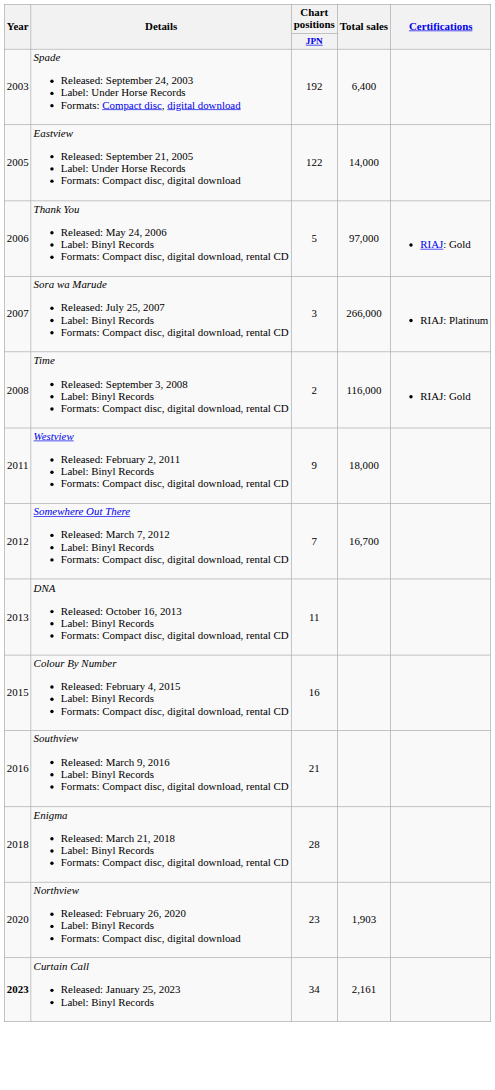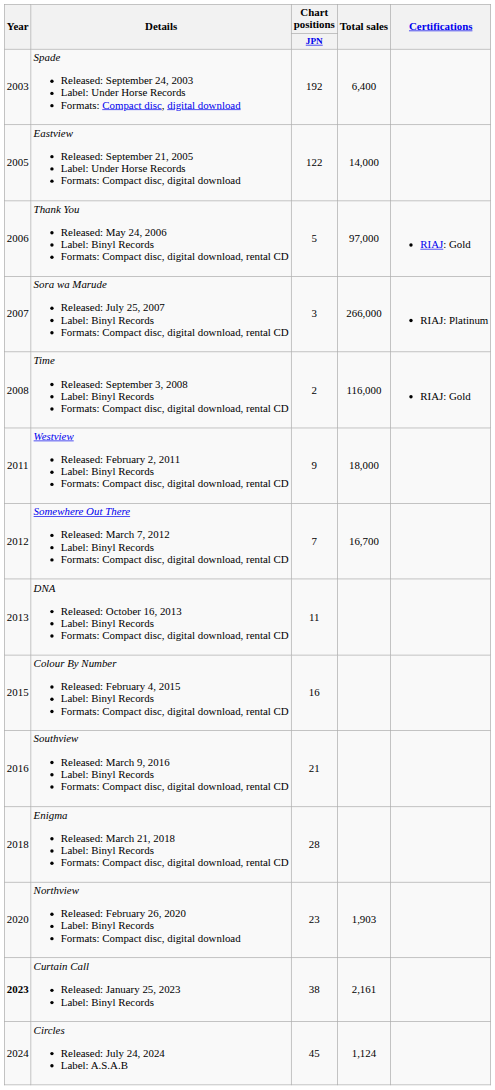(314, 989) 34 -> (314, 989) 38
+ row: (161, 1048)
